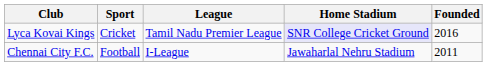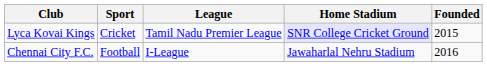(446, 33) 2016 -> (446, 33) 2015
(446, 52) 2011 -> (446, 52) 2016
